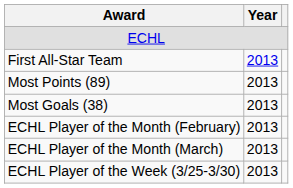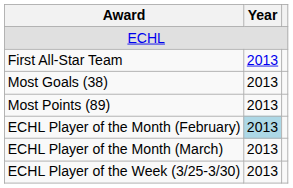rows swapped: (59, 82) <-> (58, 104)
(263, 127) no background -> (263, 127) lightblue background
